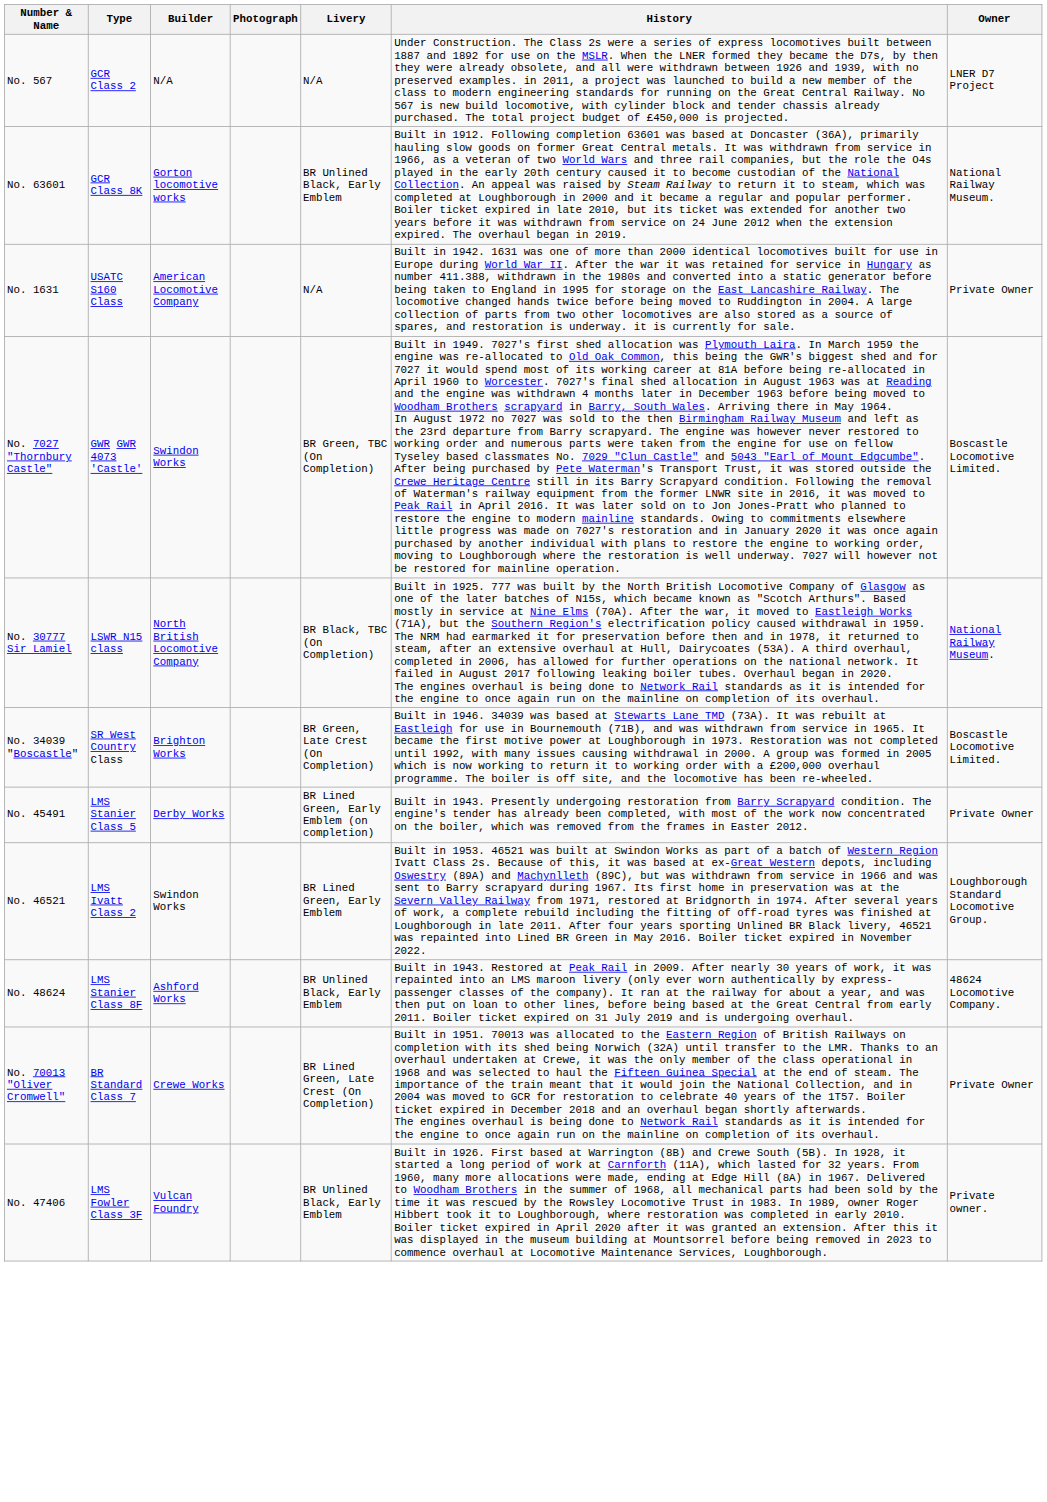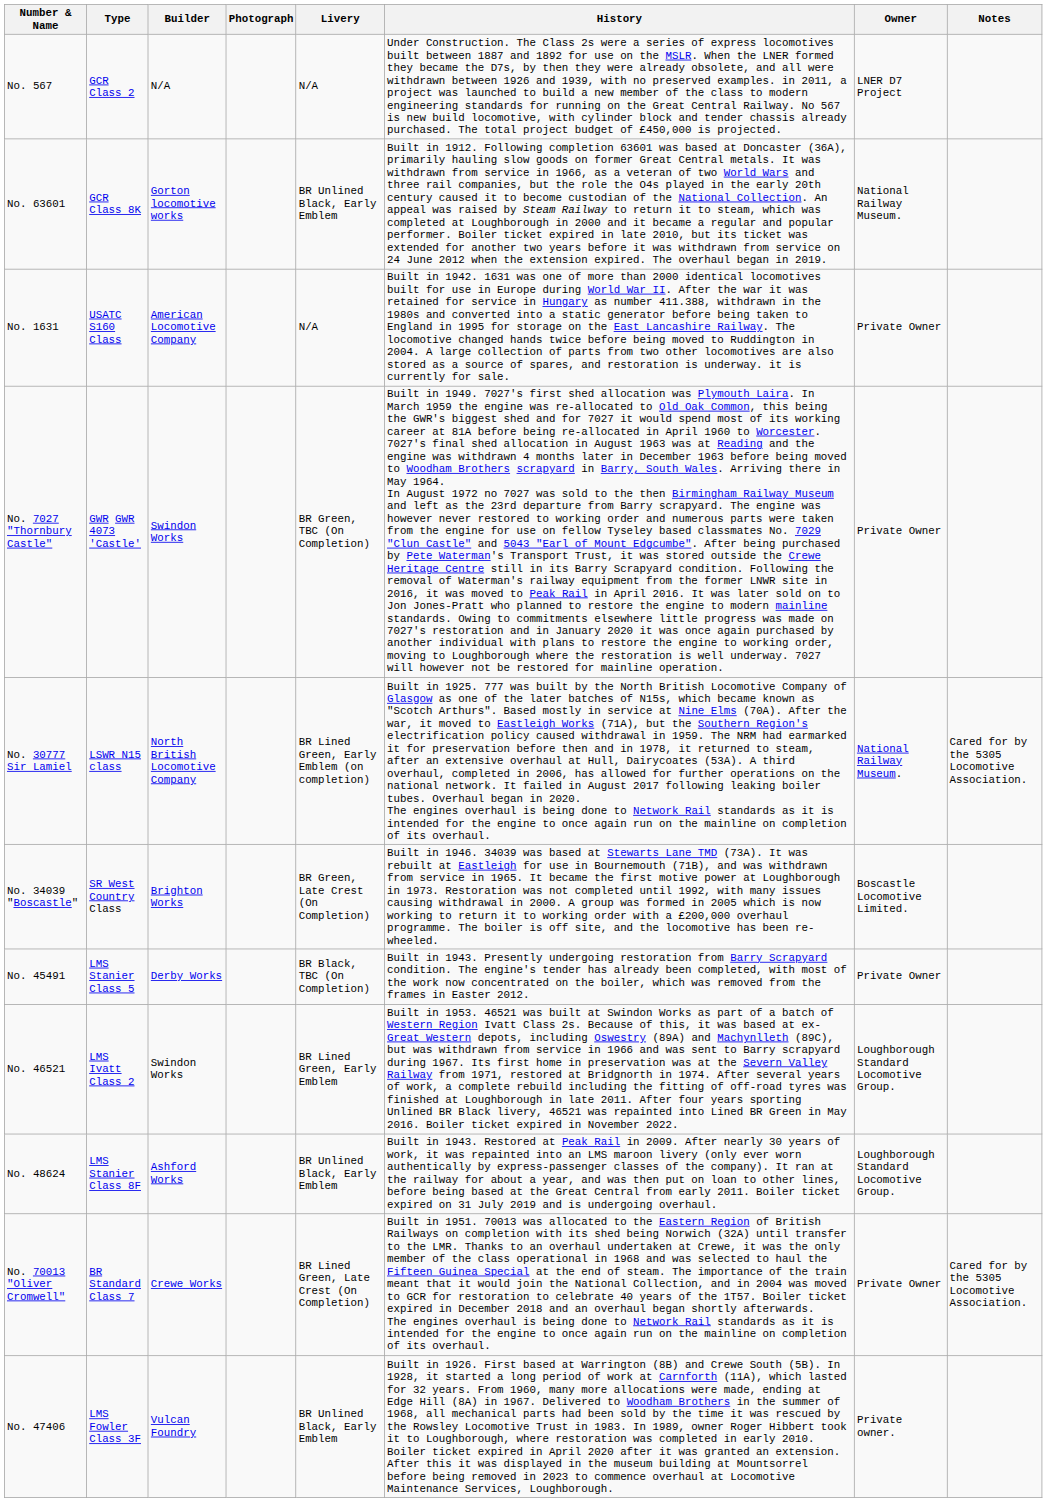+ column: (994, 19)
(982, 457) Boscastle Locomotive Limited. -> (899, 532) Private Owner
(345, 643) BR Black, TBC (On Completion) -> (338, 761) BR Lined Green, Early Emblem (on completion)
(342, 815) BR Lined Green, Early Emblem (on completion) -> (334, 977) BR Black, TBC (On Completion)
(982, 993) 48624 Locomotive Company. -> (896, 1174) Loughborough Standard Locomotive Group.
